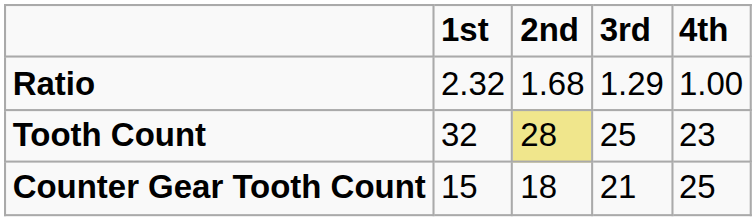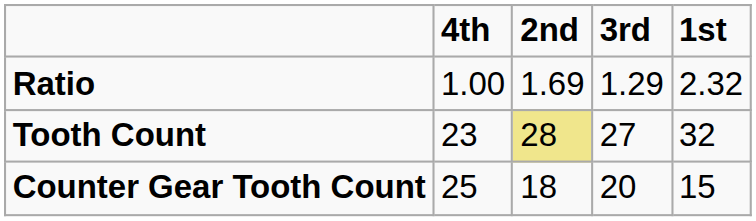columns swapped: (465, 30) <-> (704, 30)
(552, 82) 1.68 -> (552, 82) 1.69
(618, 135) 25 -> (618, 135) 27
(618, 187) 21 -> (618, 187) 20
